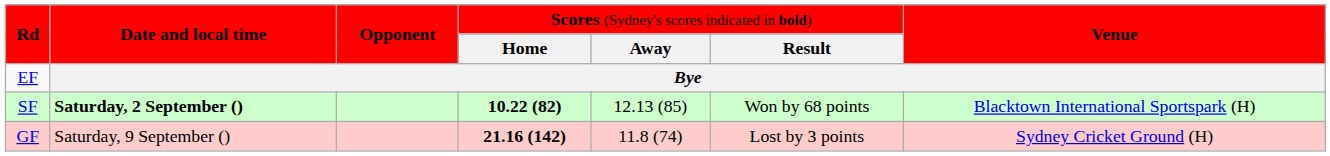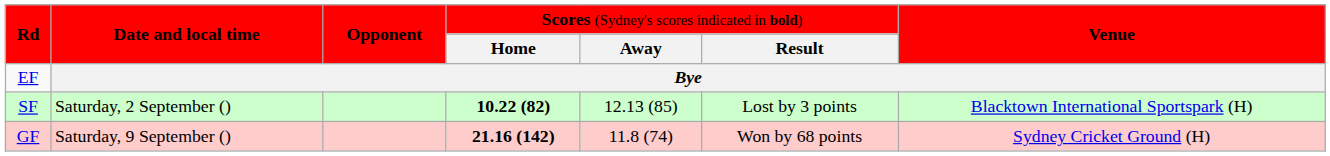(149, 107) bold -> (143, 107) normal
(807, 107) Won by 68 points -> (800, 107) Lost by 3 points
(807, 136) Lost by 3 points -> (800, 136) Won by 68 points
